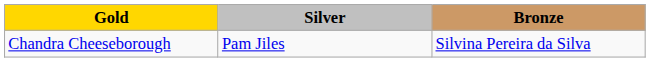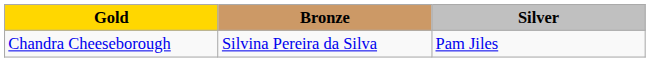columns swapped: (325, 17) <-> (539, 17)
